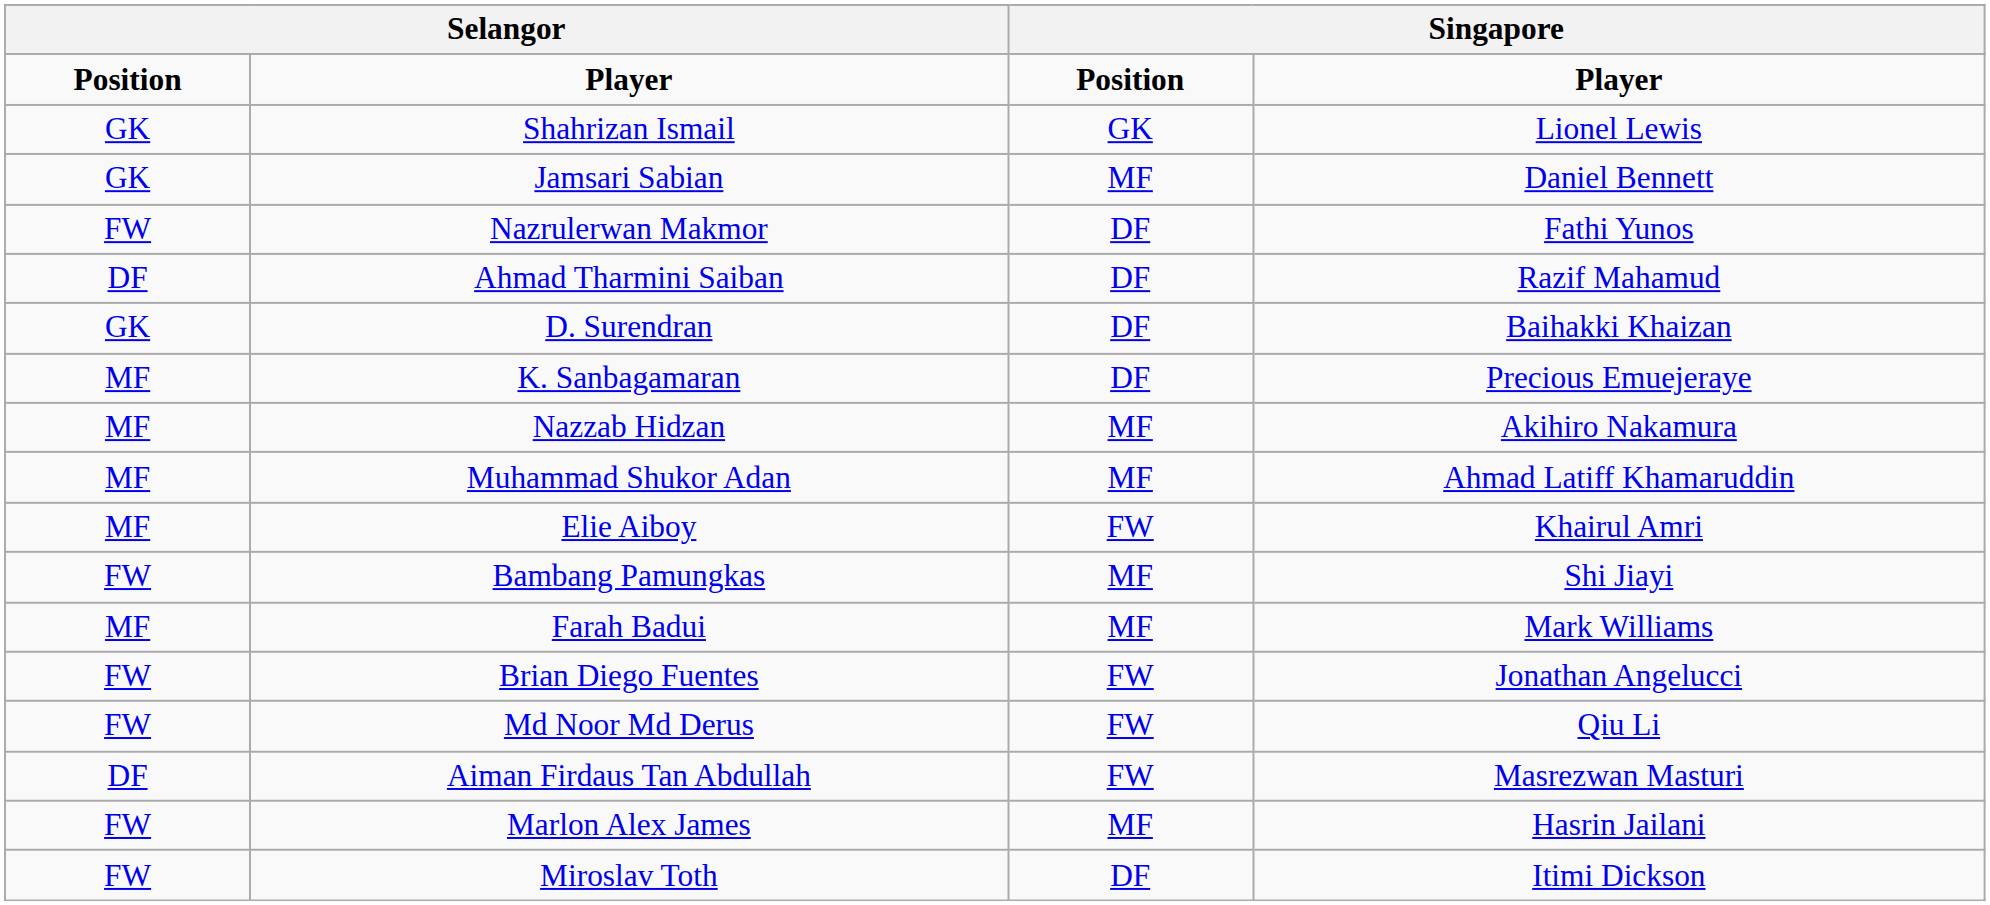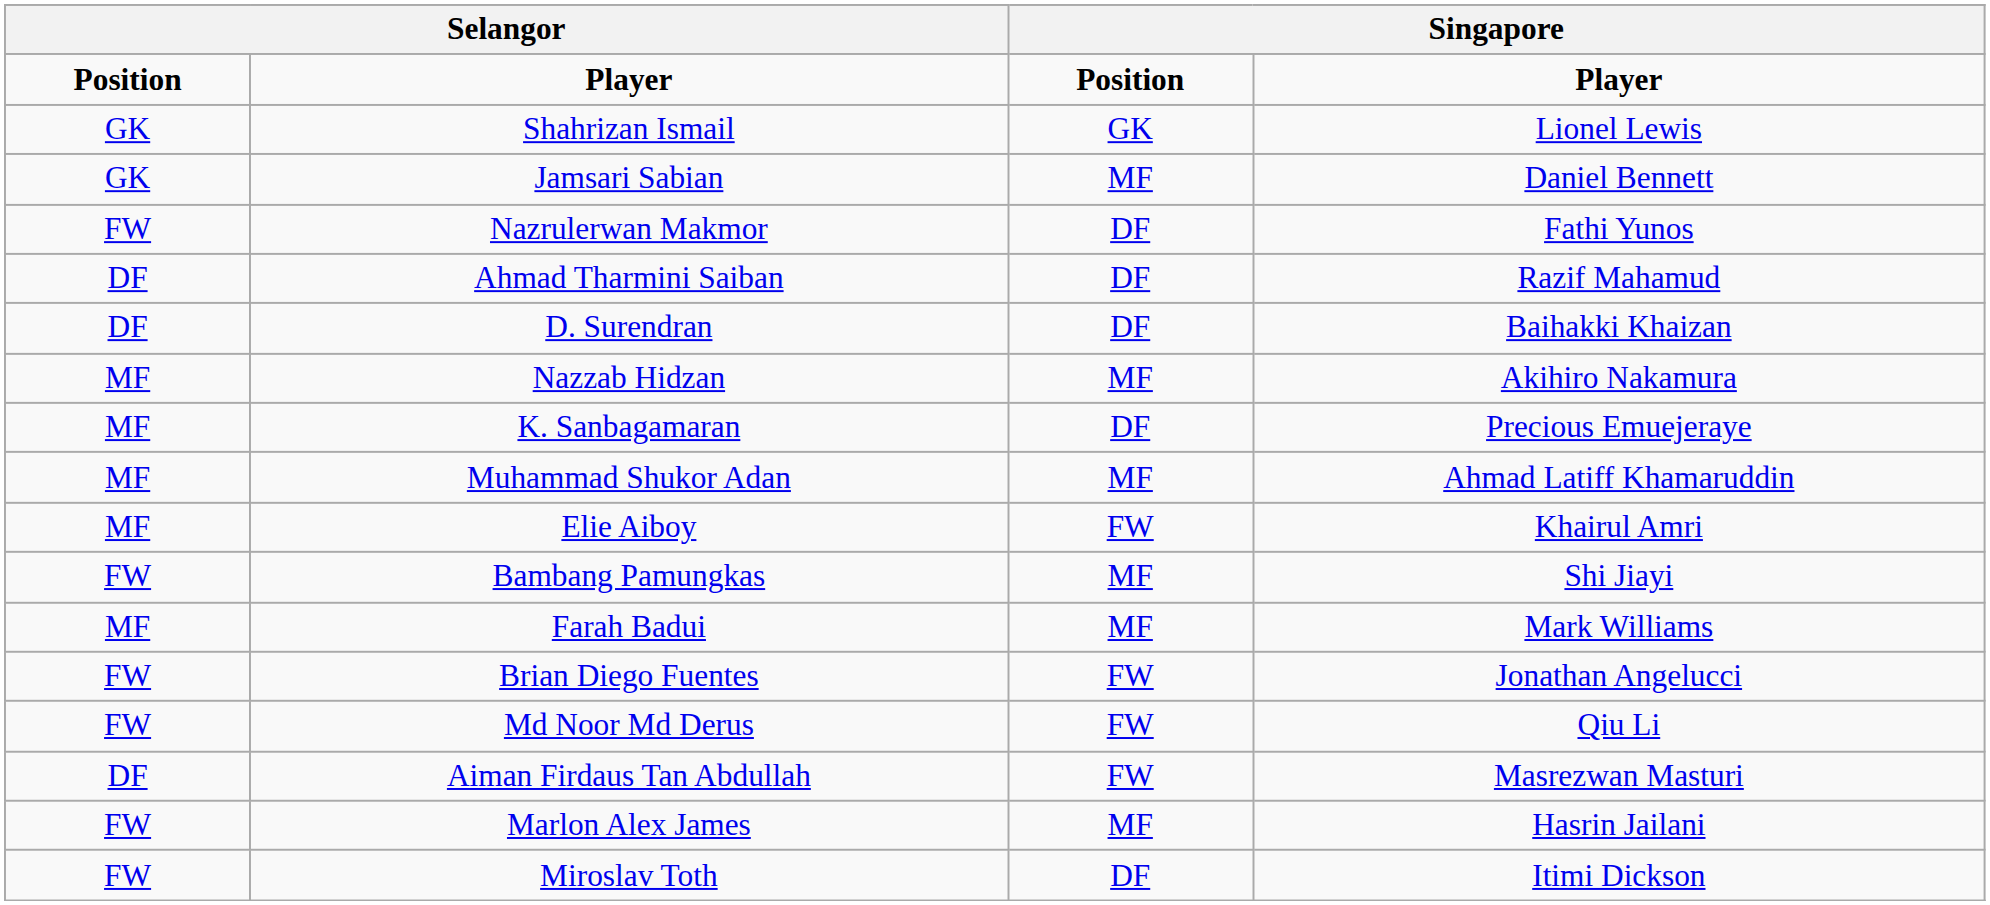(128, 327) GK -> (128, 327) DF
rows swapped: (629, 377) <-> (629, 427)
